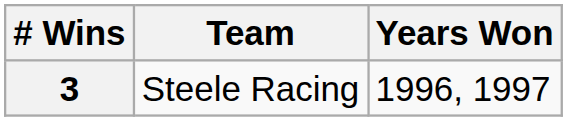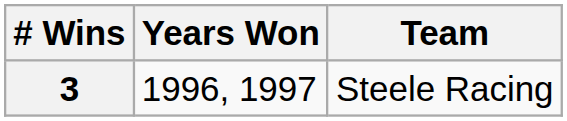columns swapped: (251, 33) <-> (465, 33)
